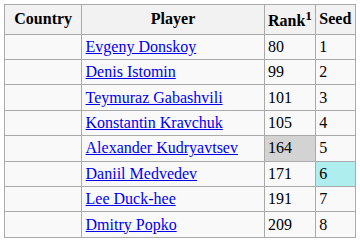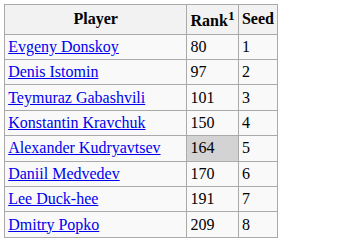- column: (43, 19)
(276, 72) 99 -> (199, 72) 97
(280, 123) 105 -> (203, 123) 150
(280, 173) 171 -> (203, 173) 170
(323, 173) paleturquoise background -> (246, 173) no background
